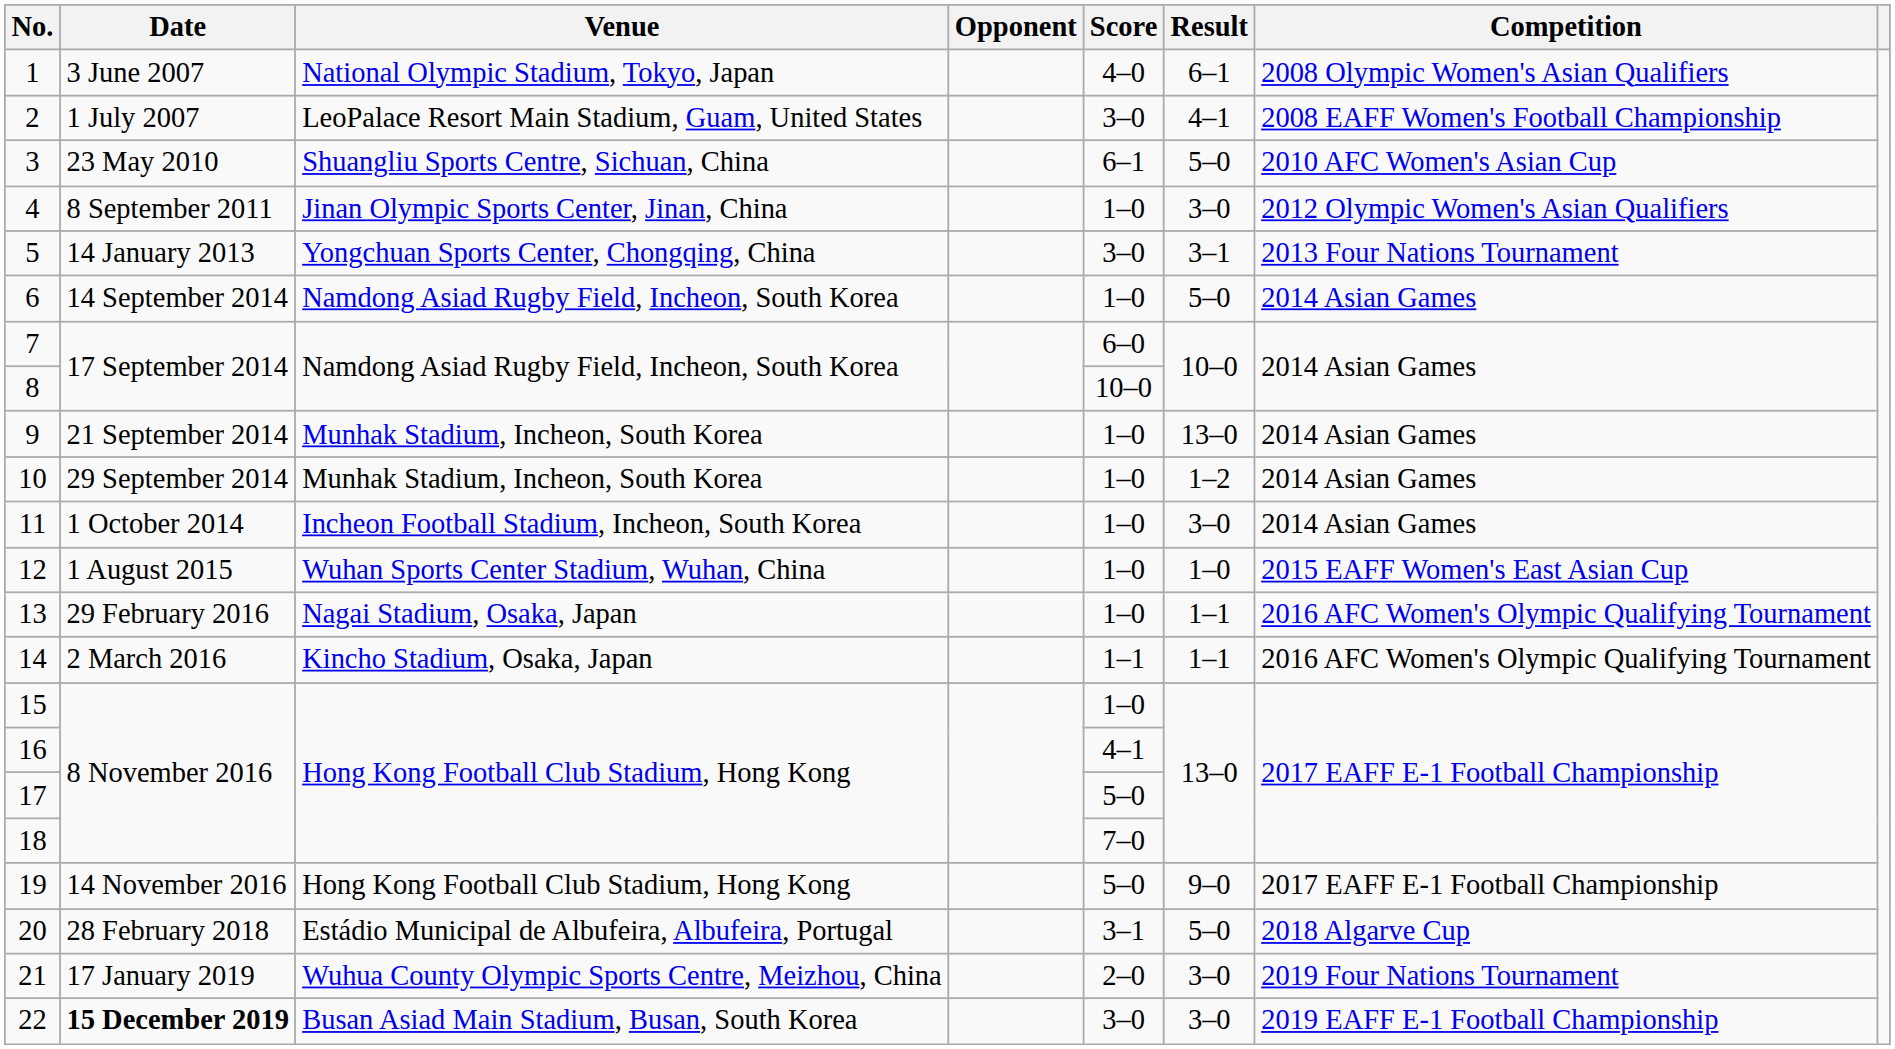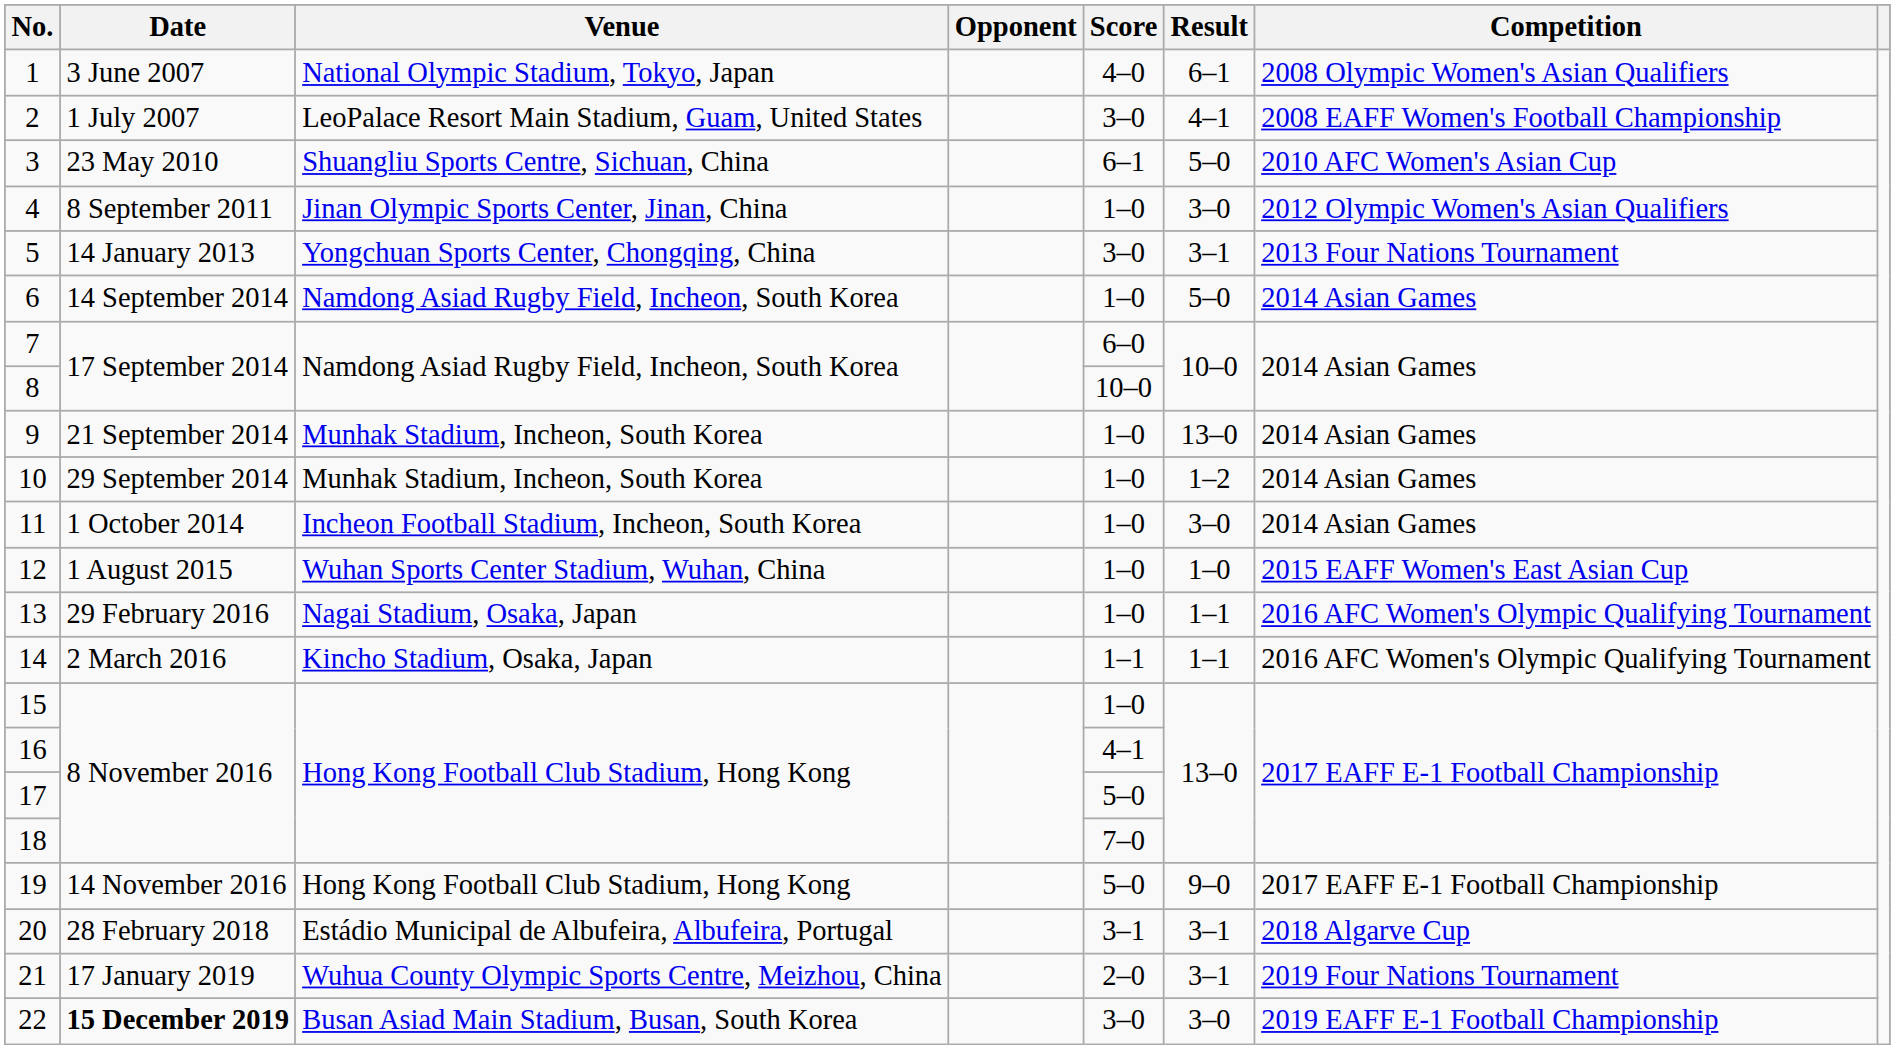(1209, 930) 5–0 -> (1209, 930) 3–1
(1209, 975) 3–0 -> (1209, 975) 3–1
